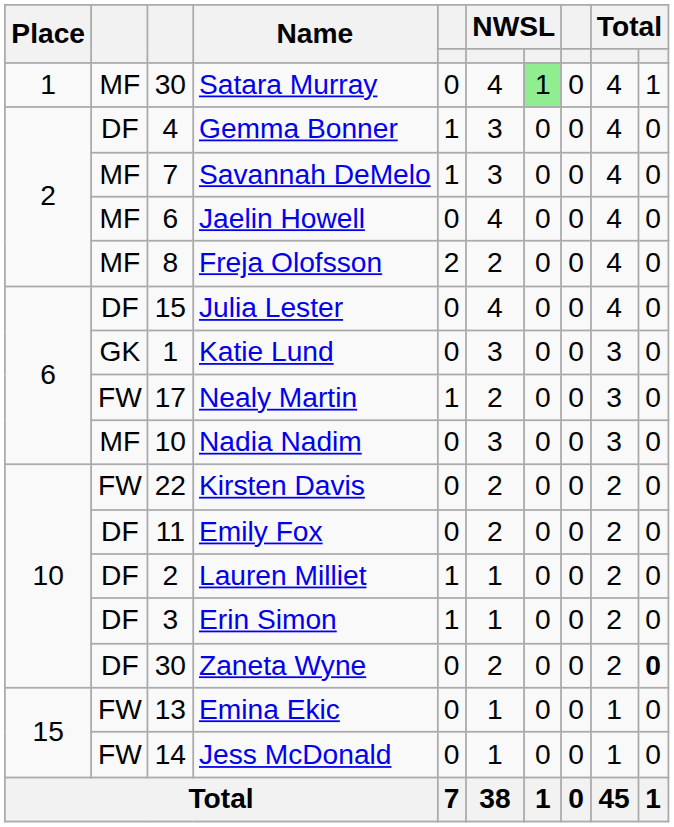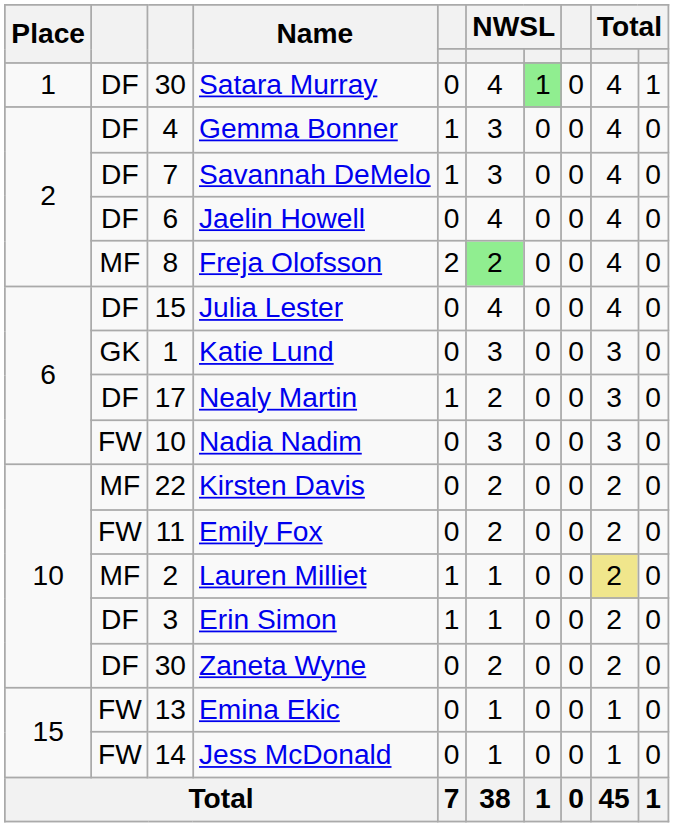(120, 84) MF -> (120, 84) DF
(120, 173) MF -> (120, 173) DF
(120, 218) MF -> (120, 218) DF
(495, 263) no background -> (495, 263) lightgreen background
(120, 397) FW -> (120, 397) DF
(120, 441) MF -> (120, 441) FW
(120, 486) FW -> (120, 486) MF
(120, 531) DF -> (120, 531) FW
(120, 575) DF -> (120, 575) MF
(614, 575) no background -> (614, 575) khaki background
(653, 665) bold -> (653, 665) normal
